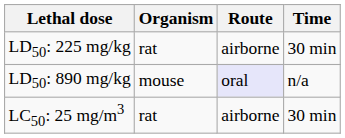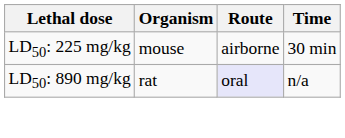(148, 48) rat -> (161, 48) mouse
(161, 80) mouse -> (148, 80) rat
- row: (66, 115)
